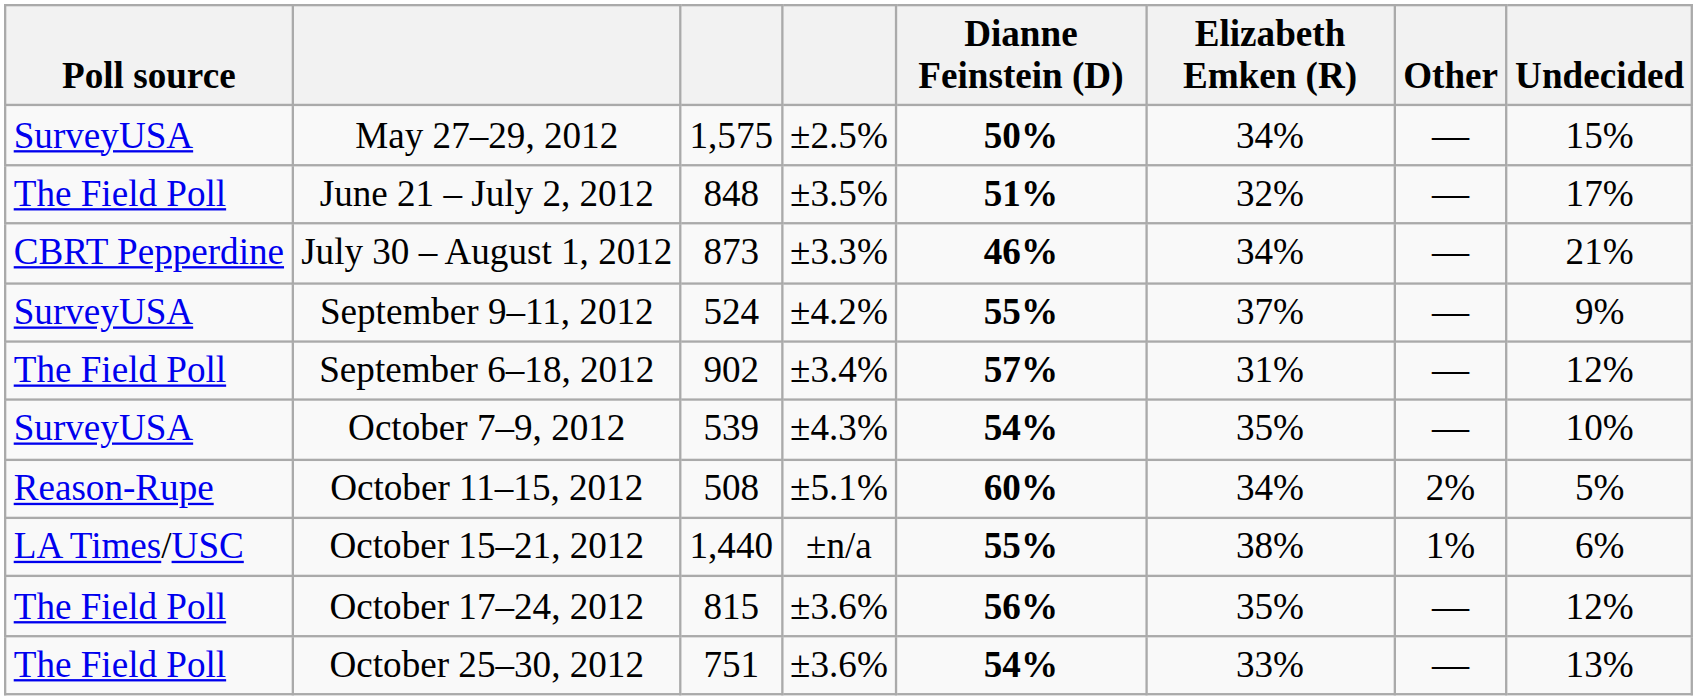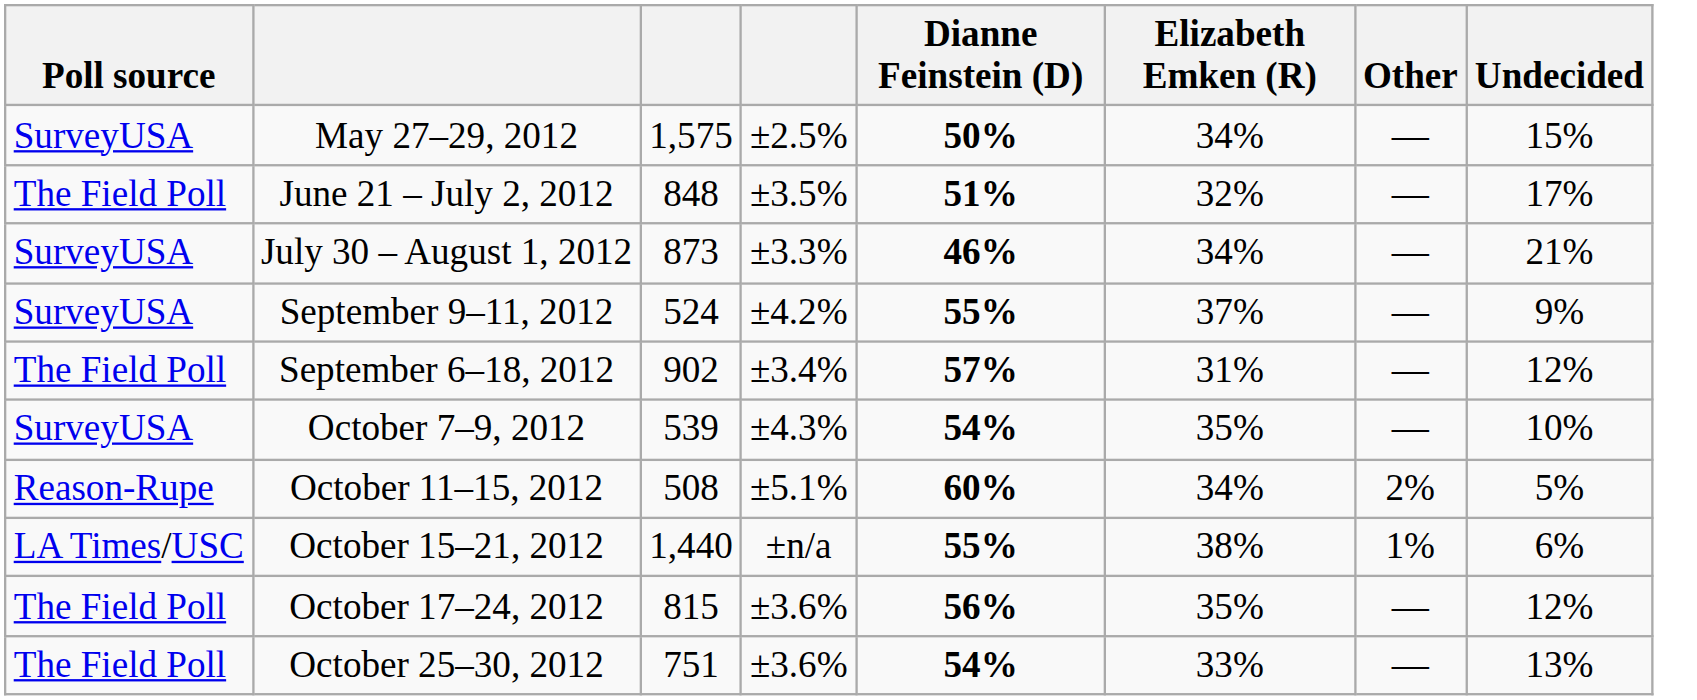(149, 252) CBRT Pepperdine -> (103, 252) SurveyUSA
